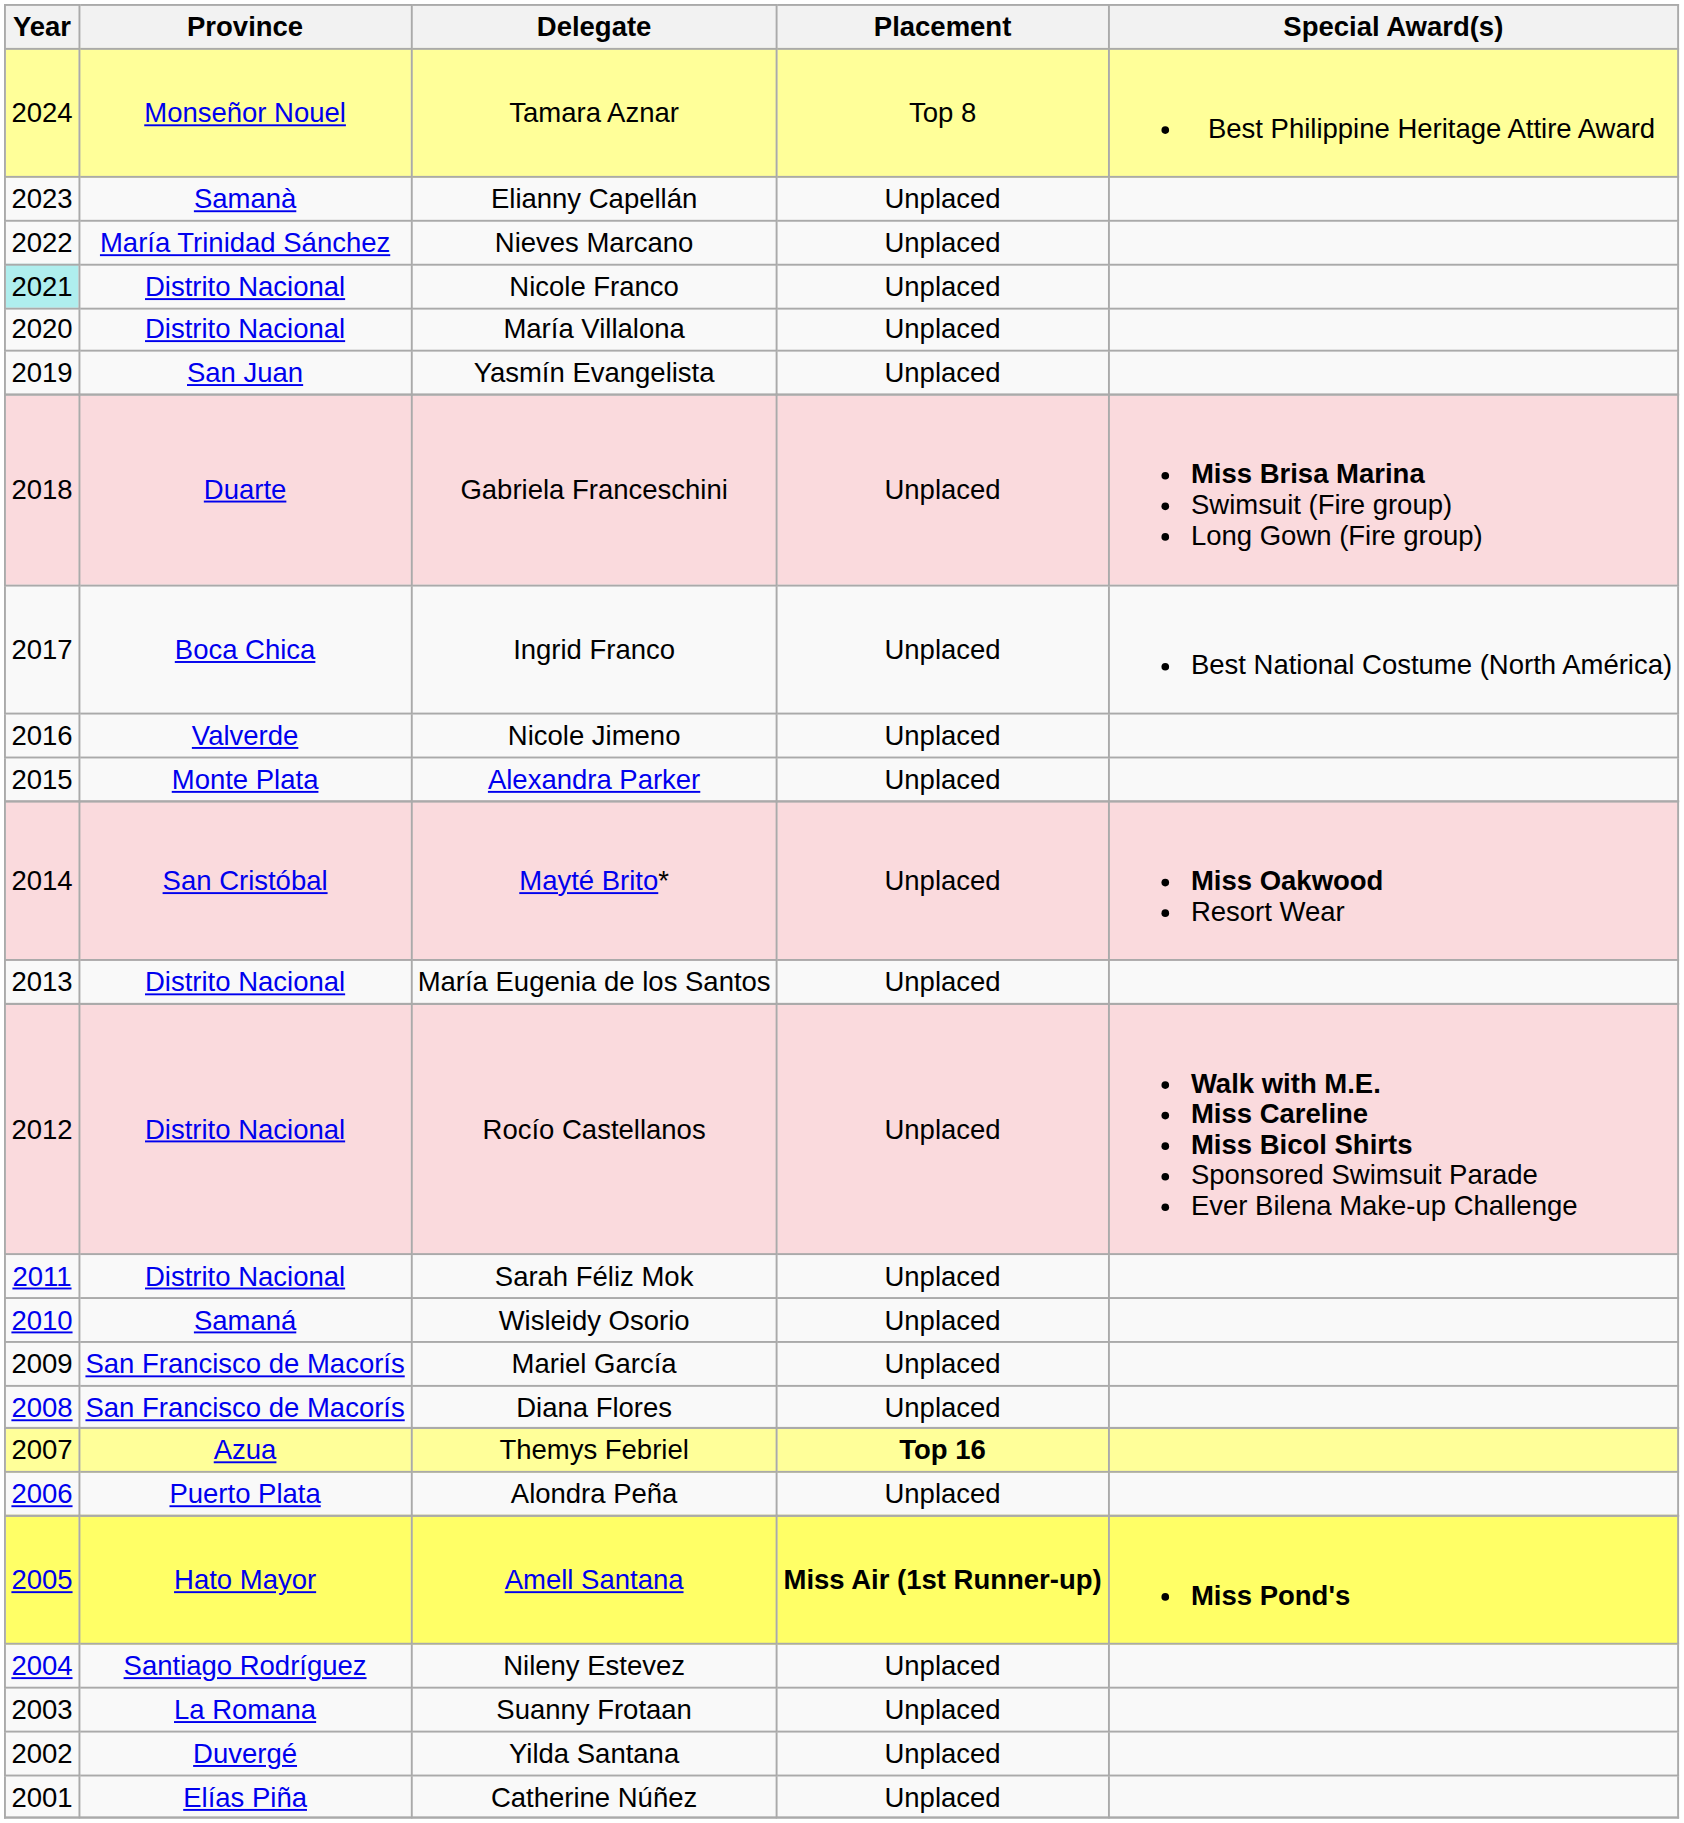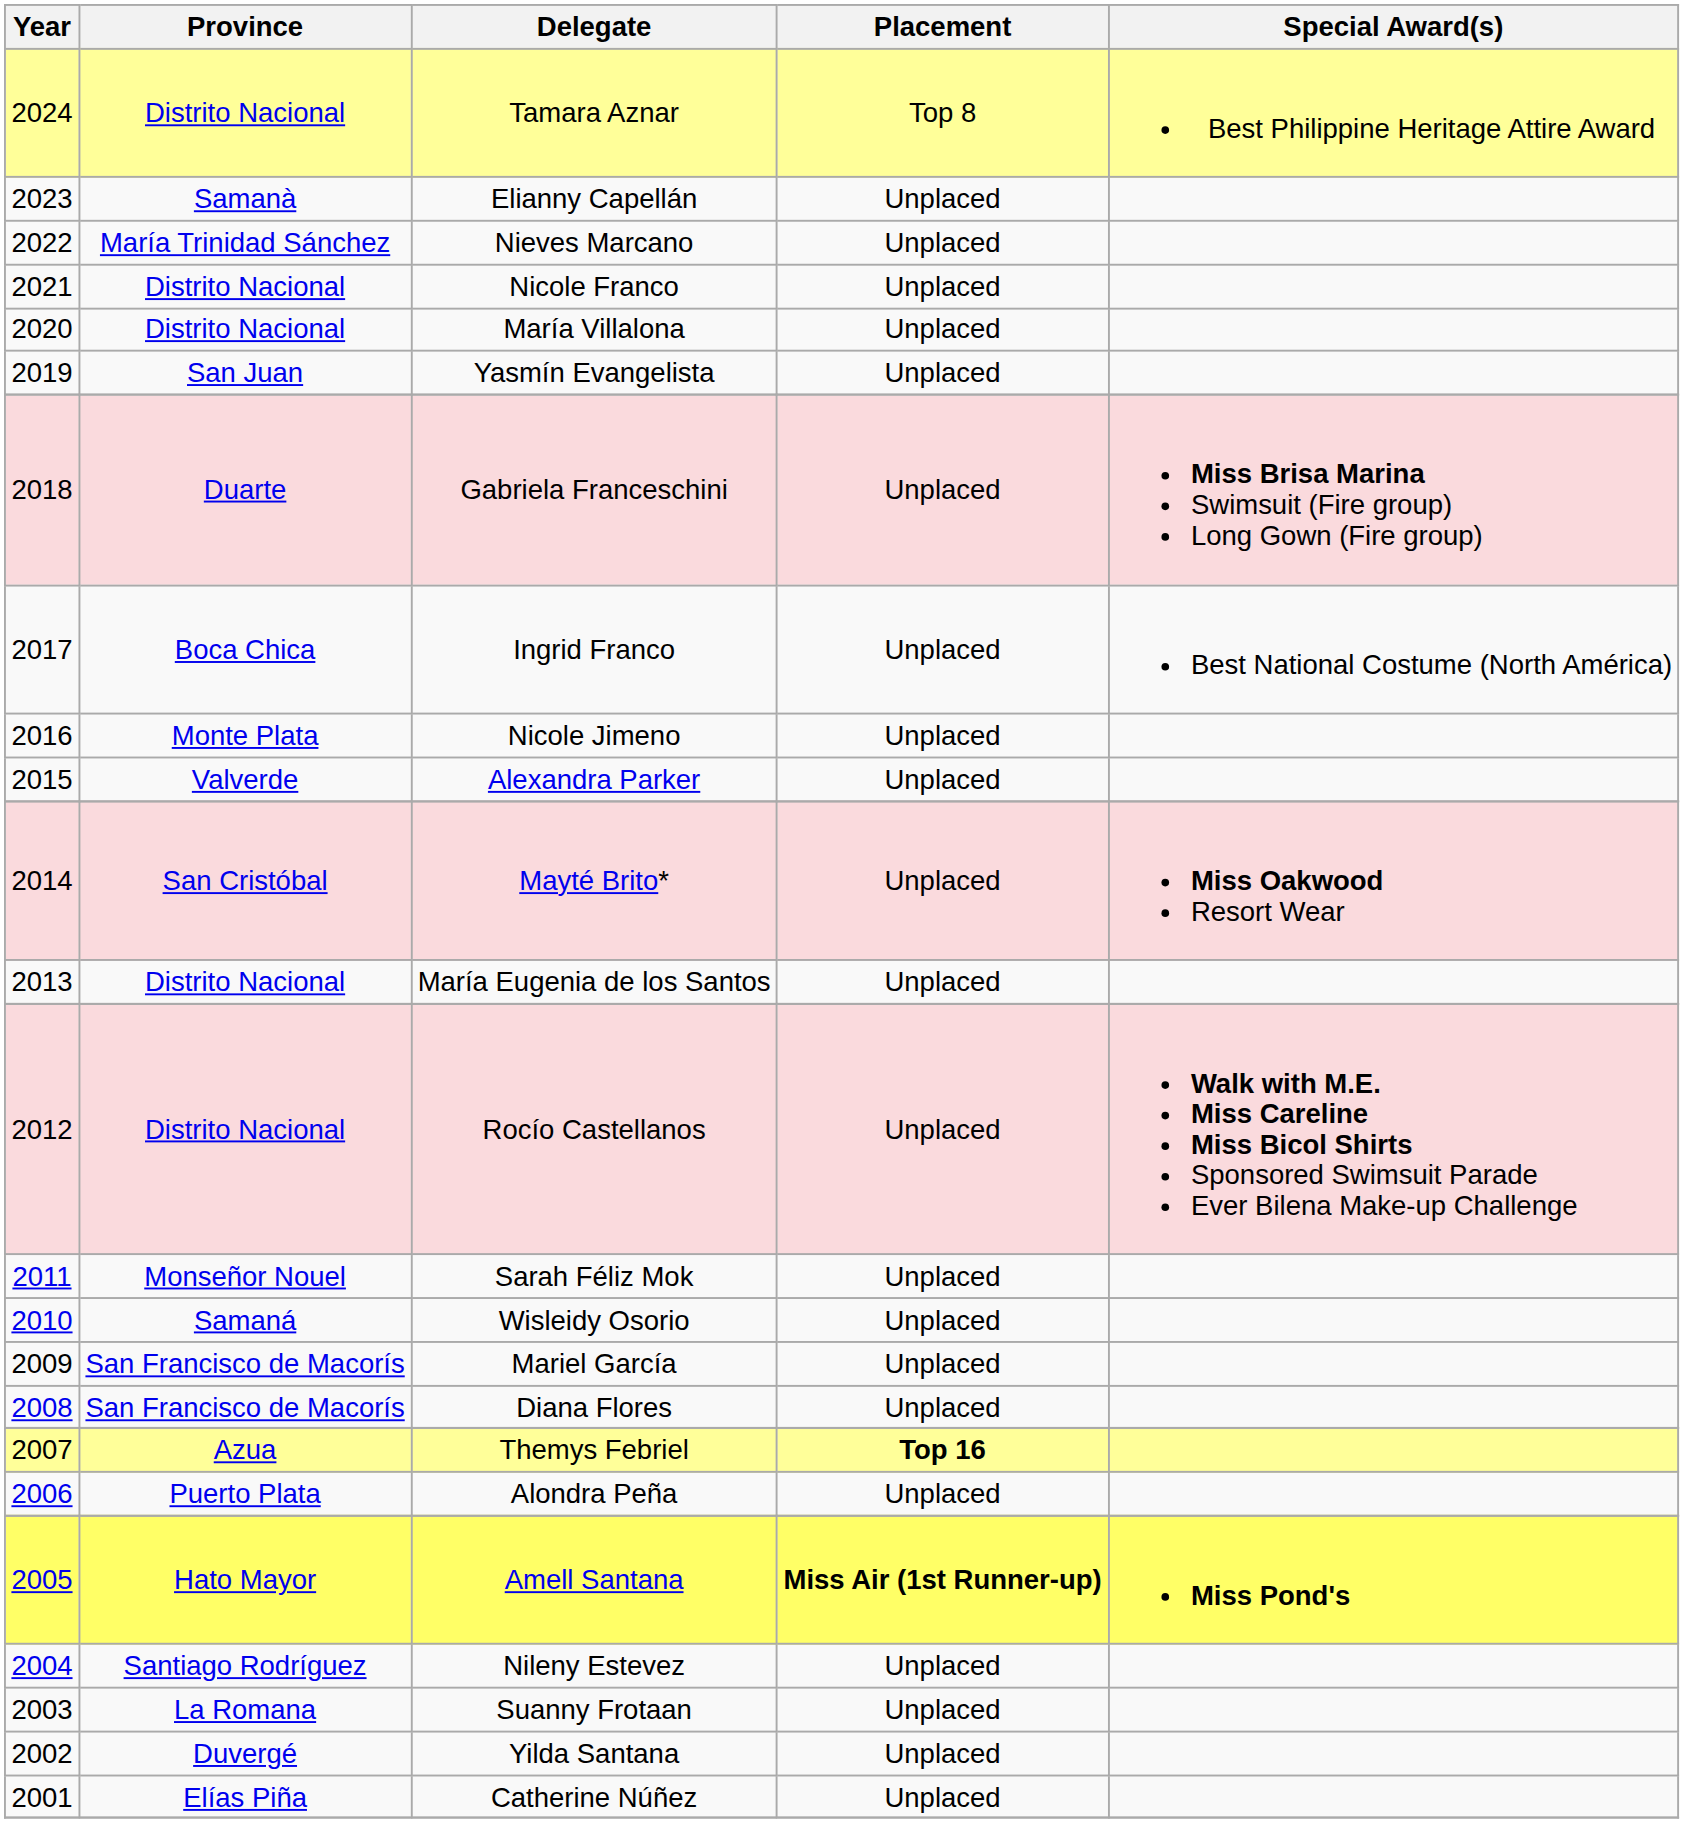(245, 113) Monseñor Nouel -> (245, 113) Distrito Nacional
(42, 286) paleturquoise background -> (42, 286) no background
(245, 736) Valverde -> (245, 736) Monte Plata
(245, 779) Monte Plata -> (245, 779) Valverde
(245, 1277) Distrito Nacional -> (245, 1277) Monseñor Nouel
